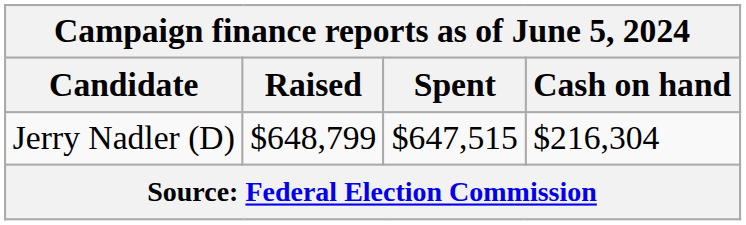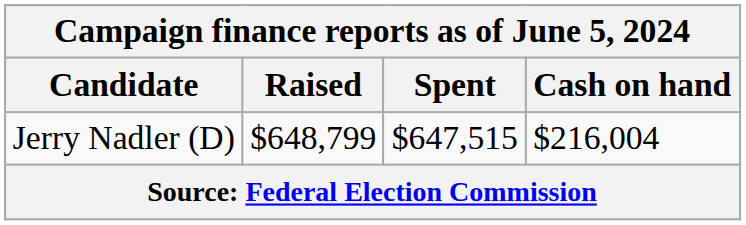(596, 137) $216,304 -> (596, 137) $216,004
